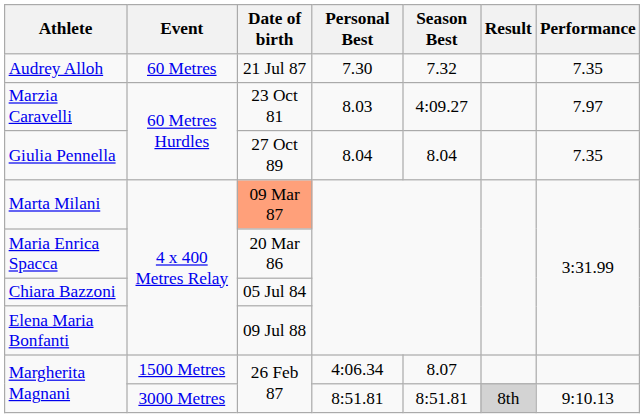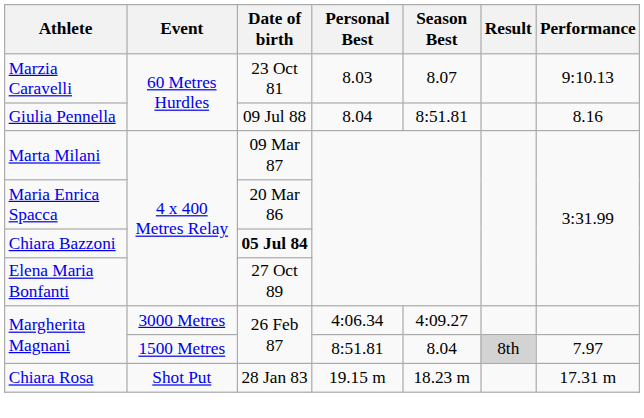- row: (56, 68)
(442, 106) 4:09.27 -> (442, 78) 8.07
(588, 106) 7.97 -> (588, 78) 9:10.13
(275, 155) 27 Oct 89 -> (275, 116) 09 Jul 88
(442, 155) 8.04 -> (442, 116) 8:51.81
(588, 155) 7.35 -> (588, 116) 8.16
(275, 204) lightsalmon background -> (275, 155) no background
(275, 292) normal -> (275, 243) bold
(275, 330) 09 Jul 88 -> (275, 281) 27 Oct 89
(182, 369) 1500 Metres -> (182, 320) 3000 Metres
(442, 369) 8.07 -> (442, 320) 4:09.27
(182, 398) 3000 Metres -> (182, 349) 1500 Metres
(442, 398) 8:51.81 -> (442, 349) 8.04
(588, 398) 9:10.13 -> (588, 349) 7.97
+ row: (51, 377)
